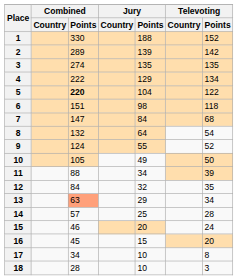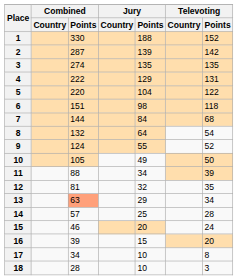(77, 52) 289 -> (77, 52) 287
(212, 79) 134 -> (212, 79) 131
(77, 92) bold -> (77, 92) normal
(77, 119) 147 -> (77, 119) 144
(75, 187) 84 -> (75, 187) 81
(75, 241) 45 -> (75, 241) 39
